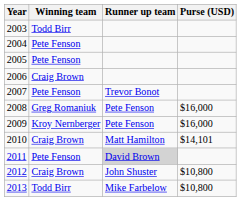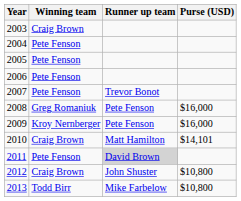(51, 28) Todd Birr -> (58, 28) Craig Brown
(58, 76) Craig Brown -> (56, 76) Pete Fenson
